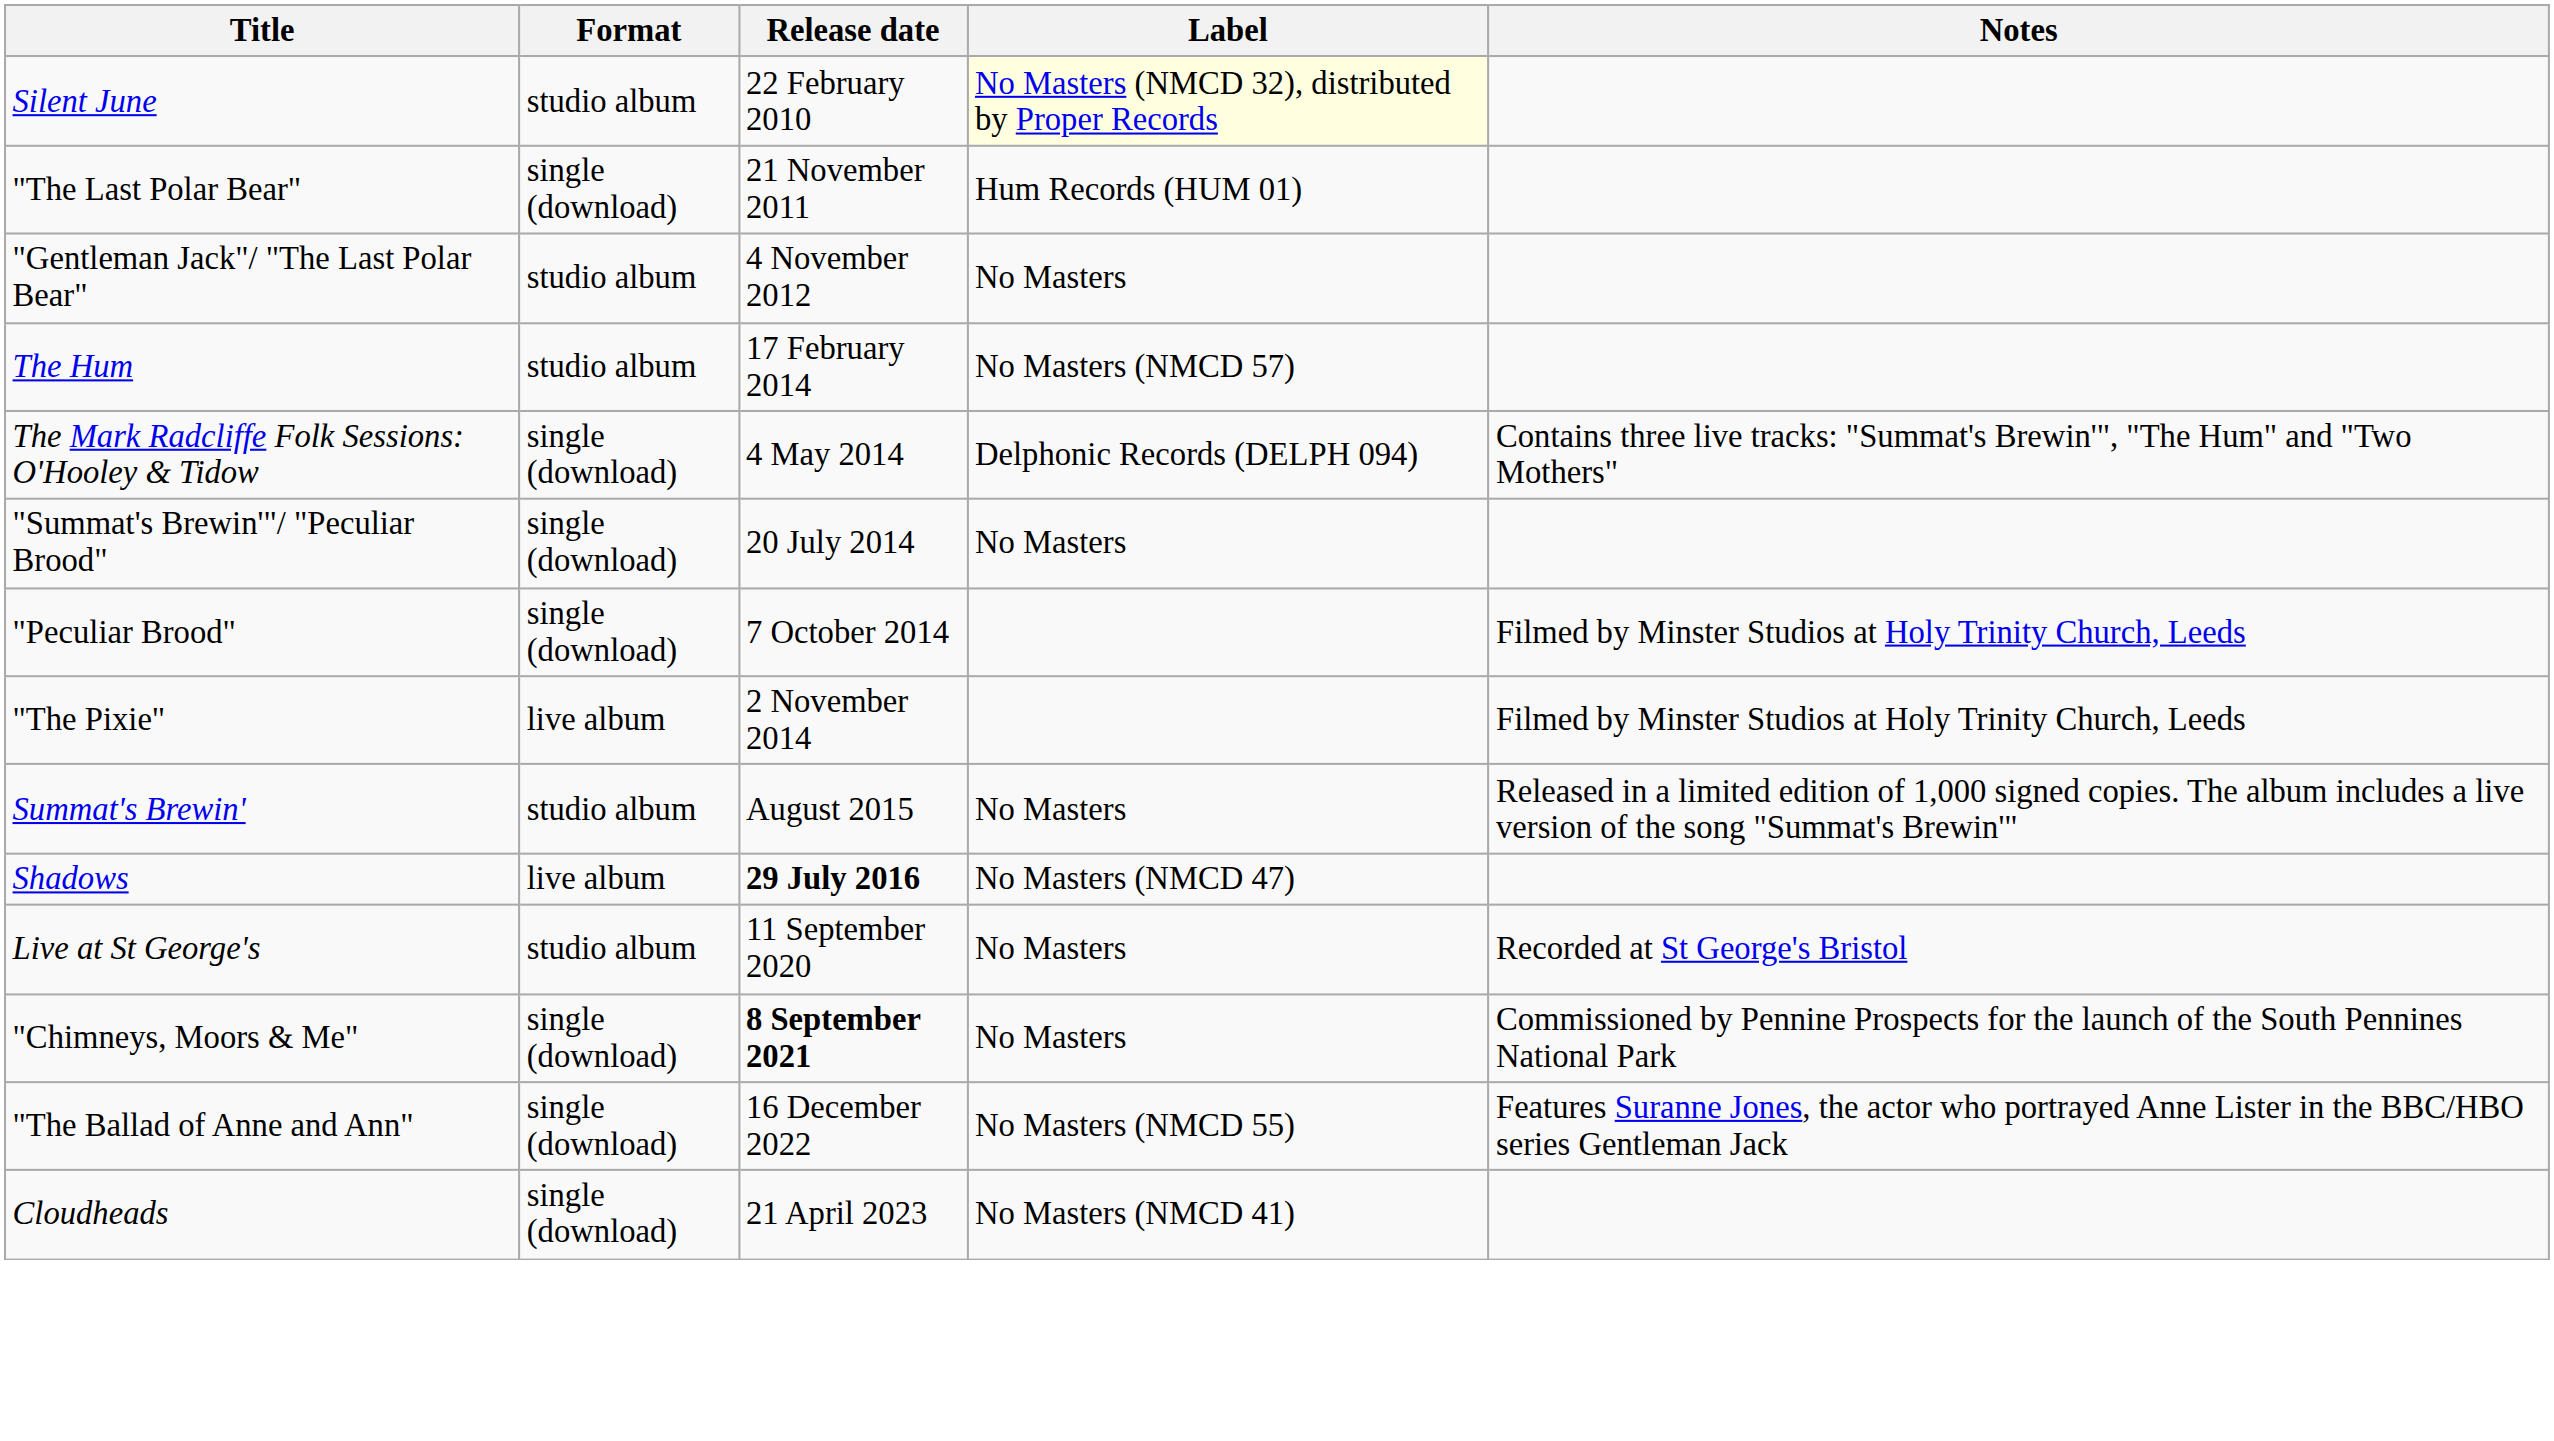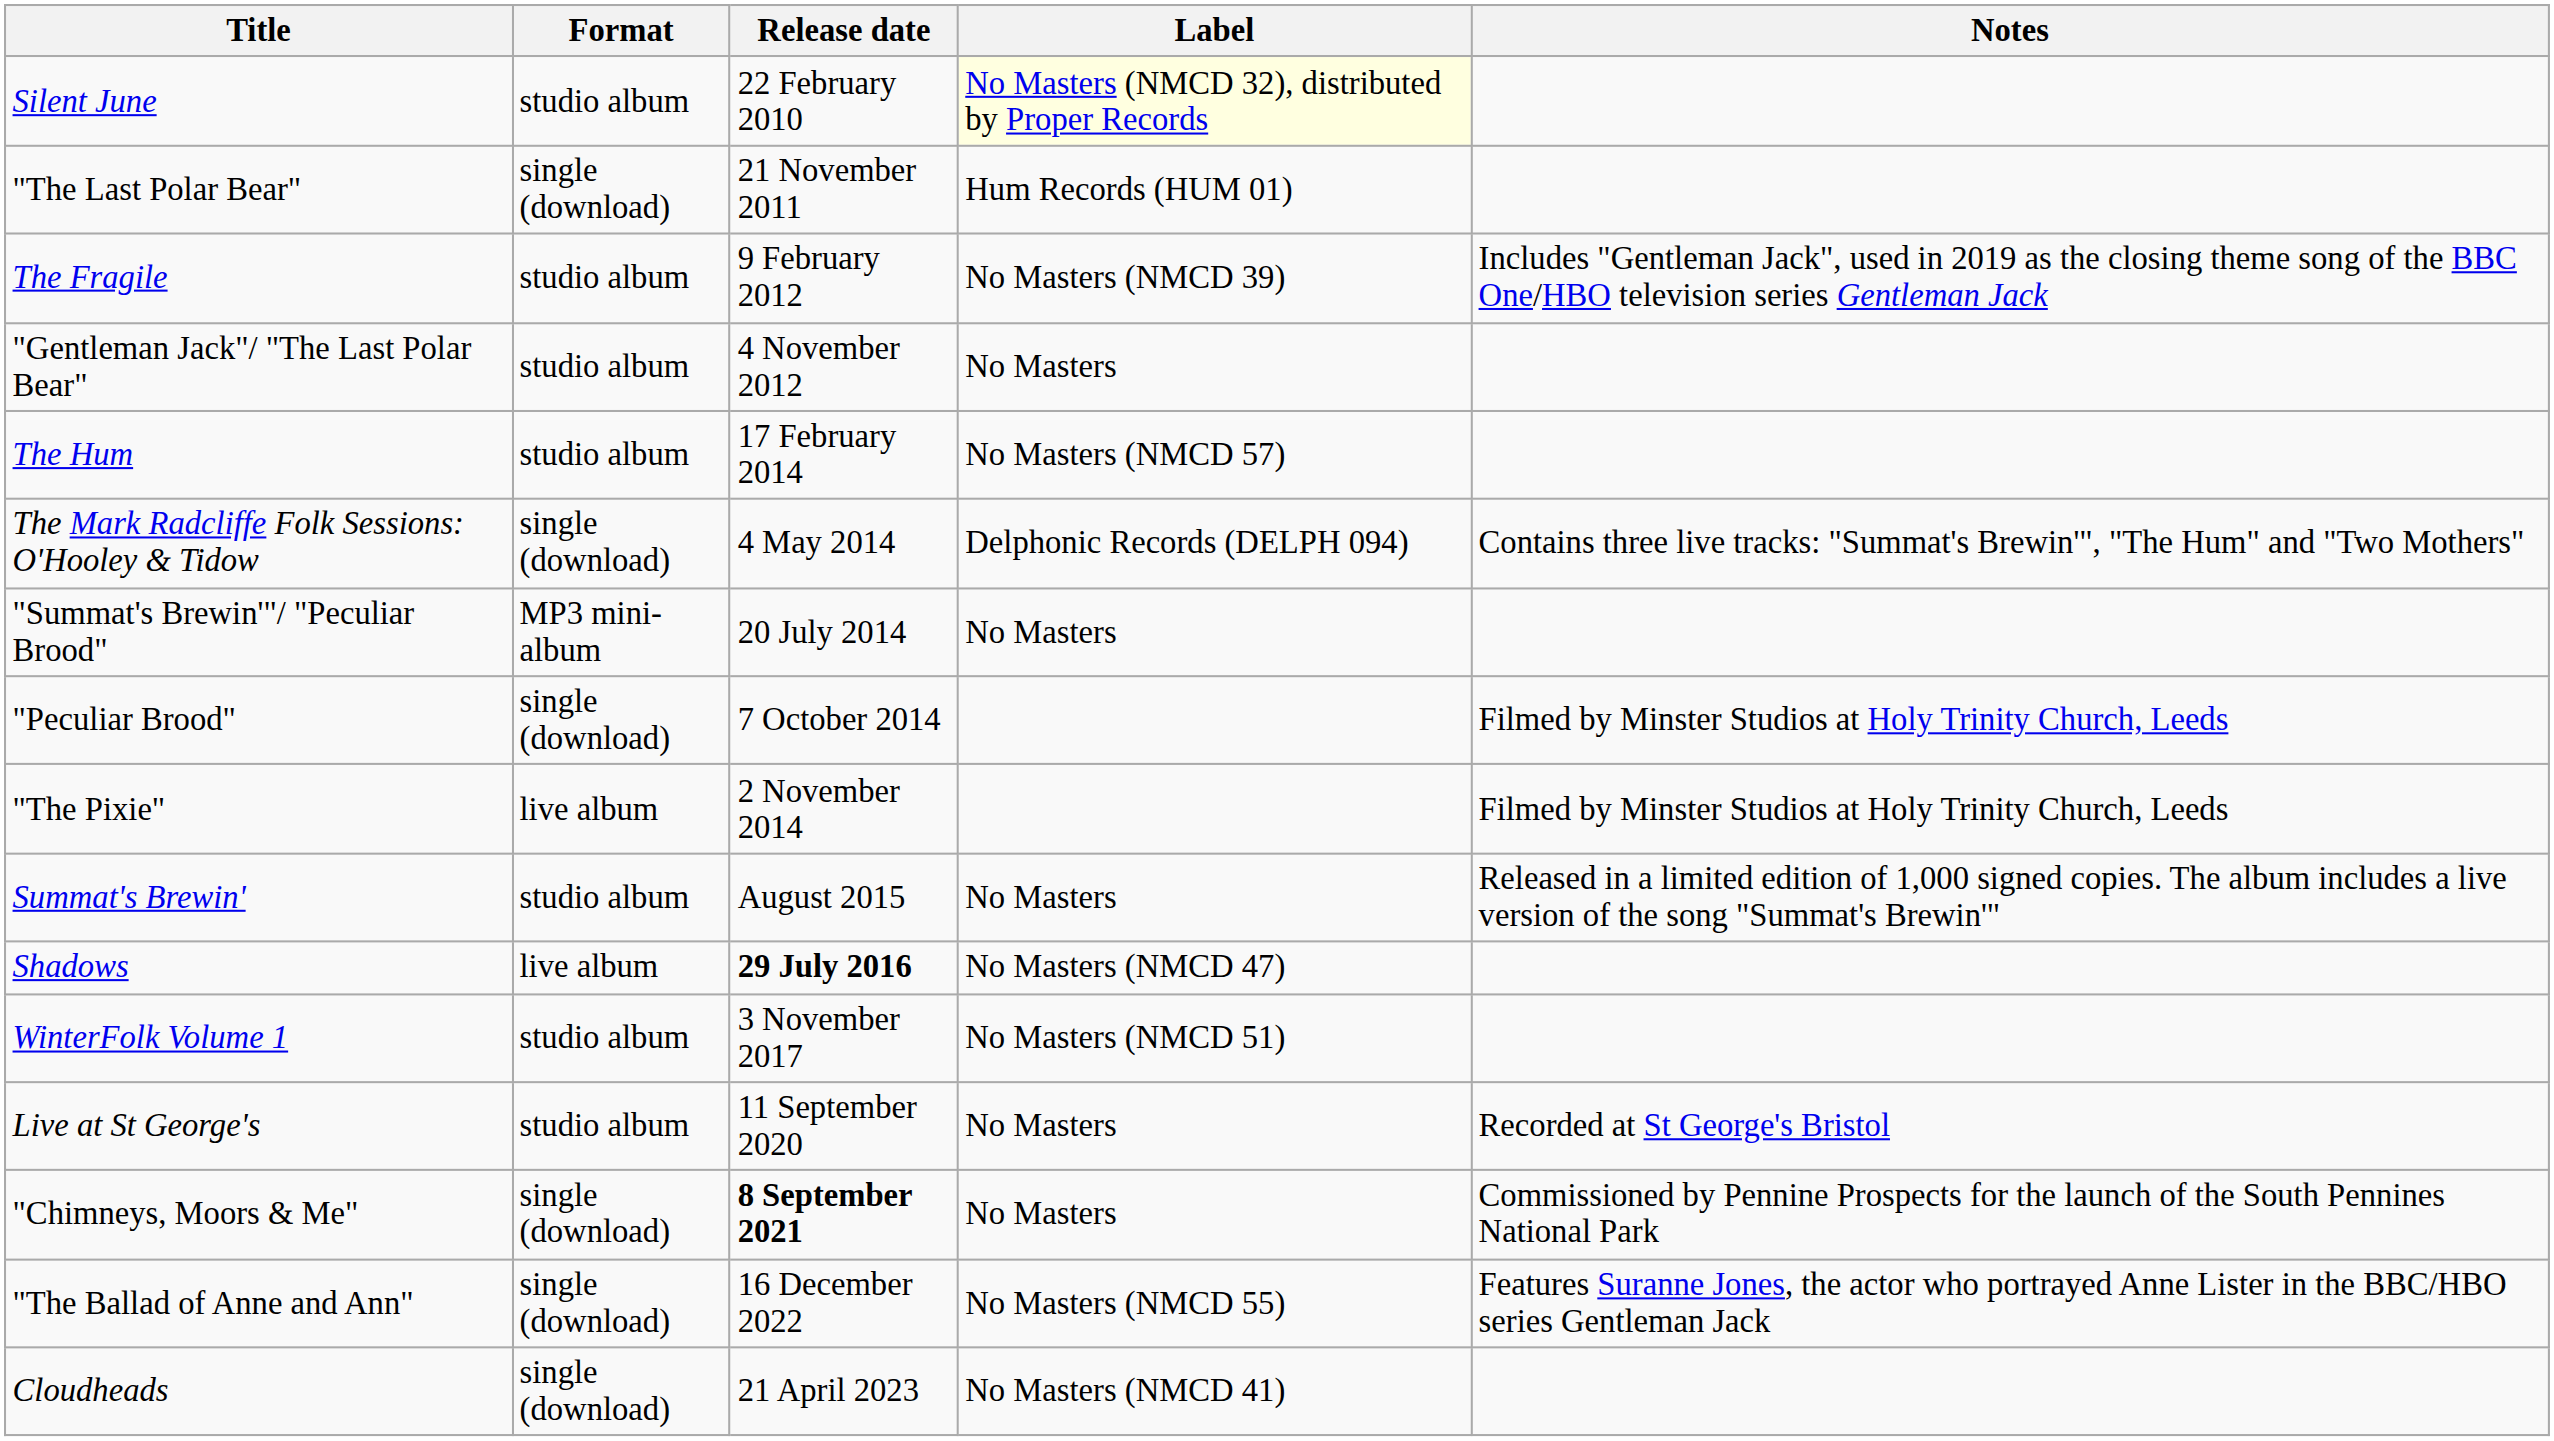+ row: (90, 277)
(602, 542) single (download) -> (591, 631) MP3 mini-album
+ row: (150, 1037)
